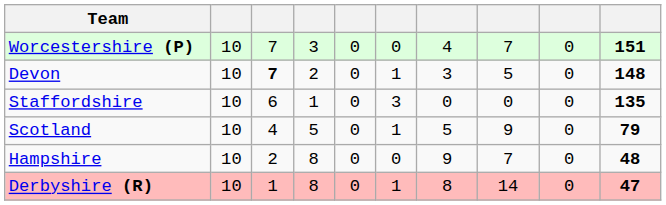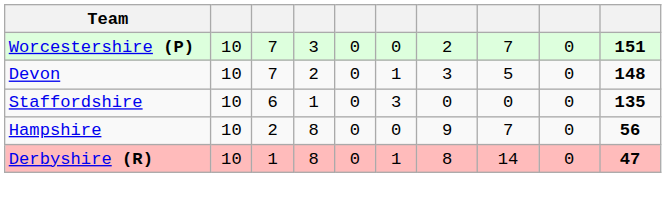(447, 47) 4 -> (447, 47) 2
(273, 75) bold -> (273, 75) normal
- row: (50, 131)
(630, 158) 48 -> (630, 131) 56
